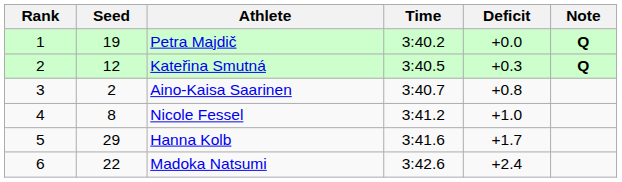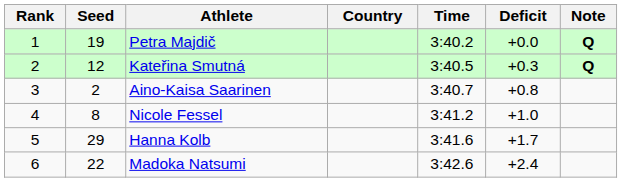+ column: (373, 16)
